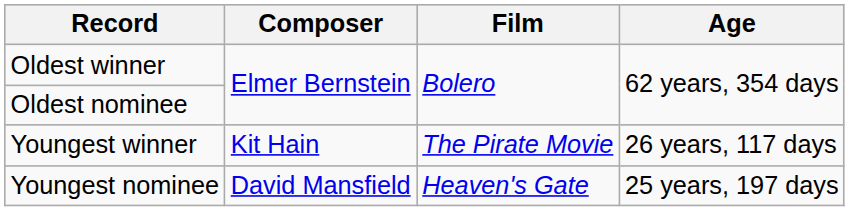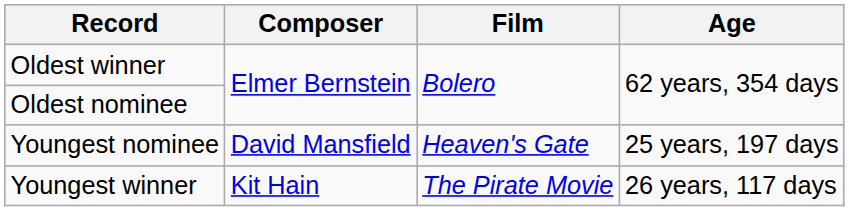rows swapped: (104, 144) <-> (115, 184)
